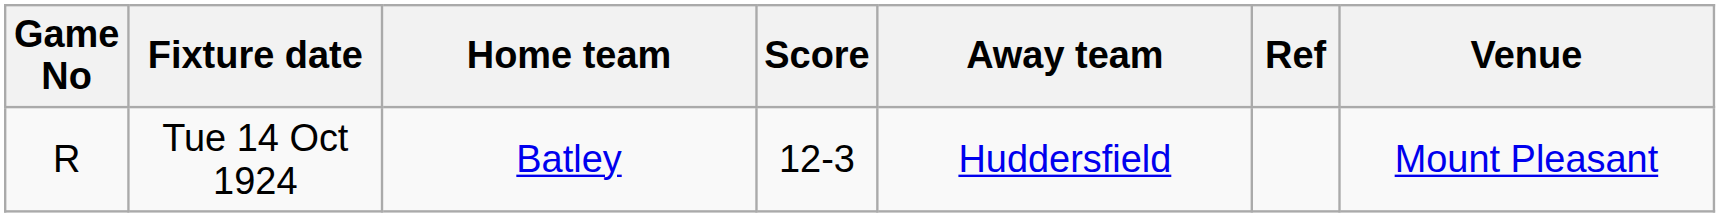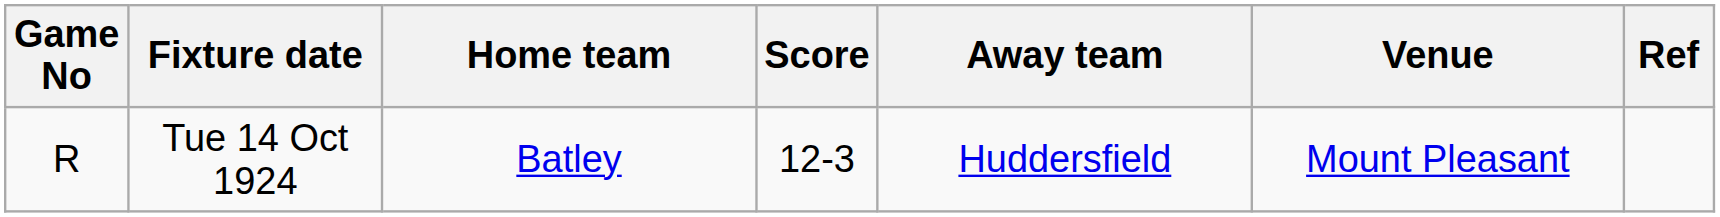columns swapped: (1526, 55) <-> (1296, 55)
